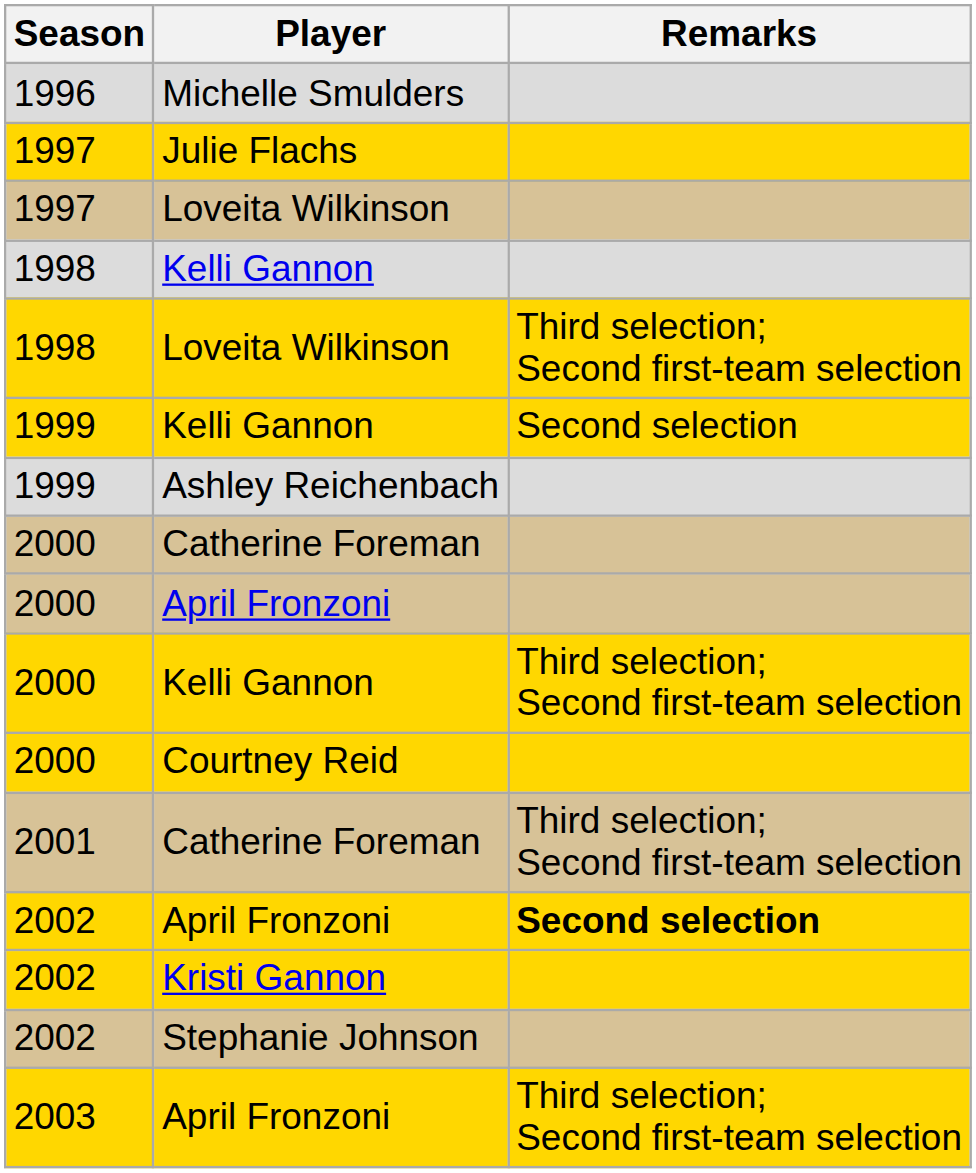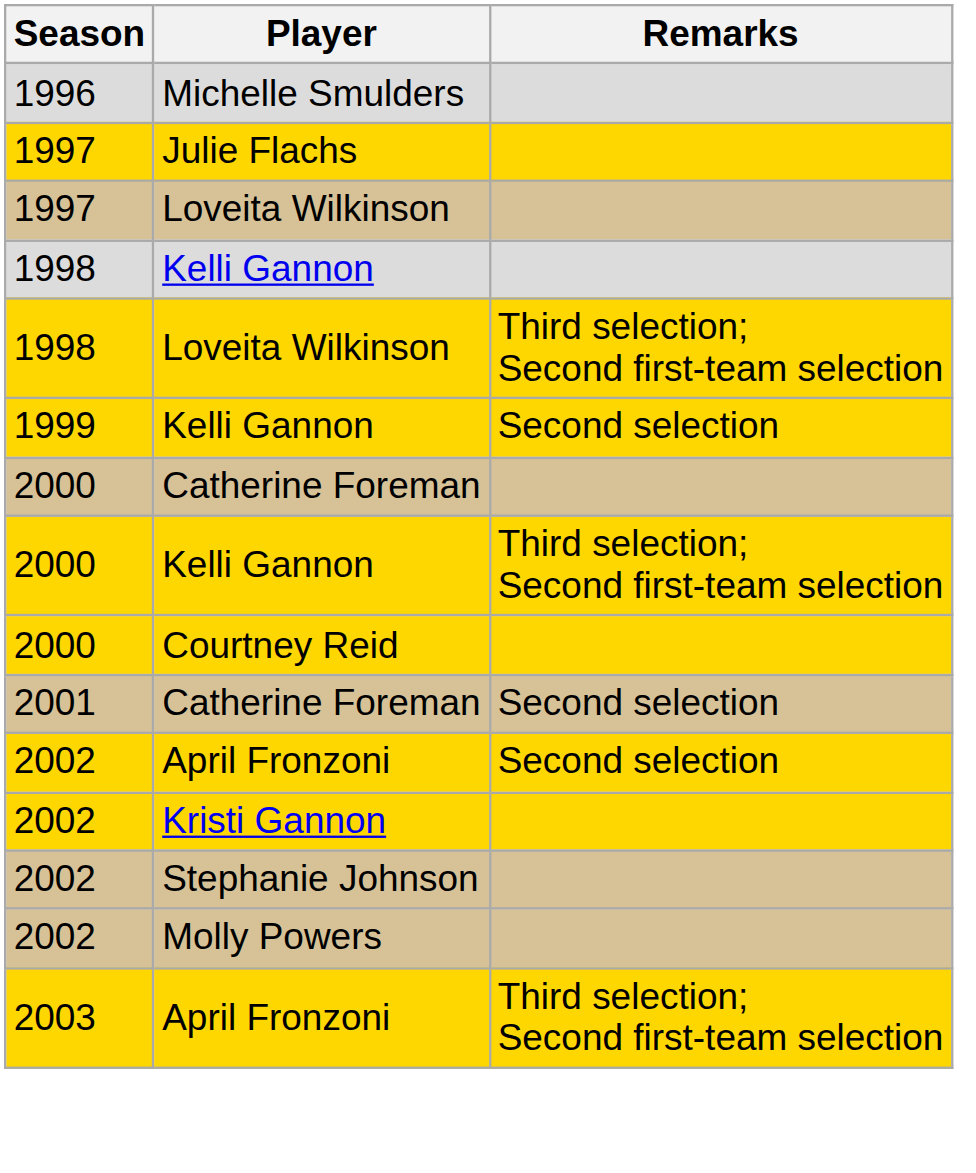- row: (55, 485)
- row: (55, 602)
(739, 841) Third selection; Second first-team selection -> (638, 703) Second selection
(668, 920) bold -> (638, 761) normal
+ row: (55, 937)
